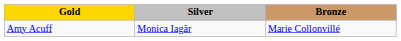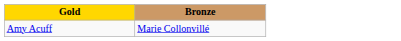- column: (200, 12)
